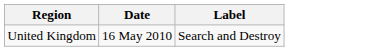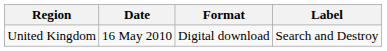+ column: (224, 14)
